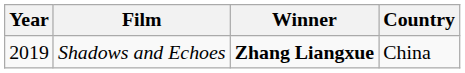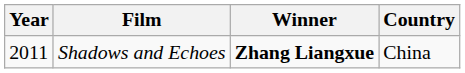(29, 51) 2019 -> (29, 51) 2011
